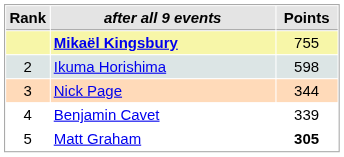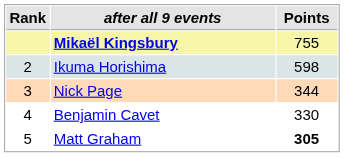(307, 115) 339 -> (307, 115) 330
